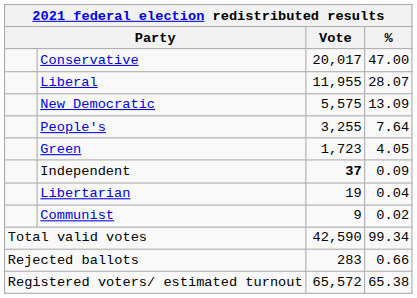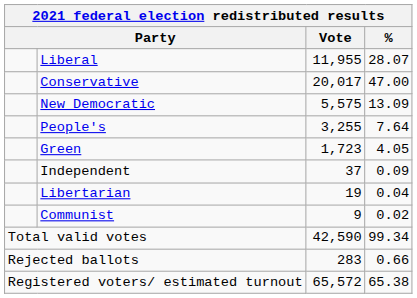rows swapped: (89, 60) <-> (69, 82)
(353, 171) bold -> (353, 171) normal
